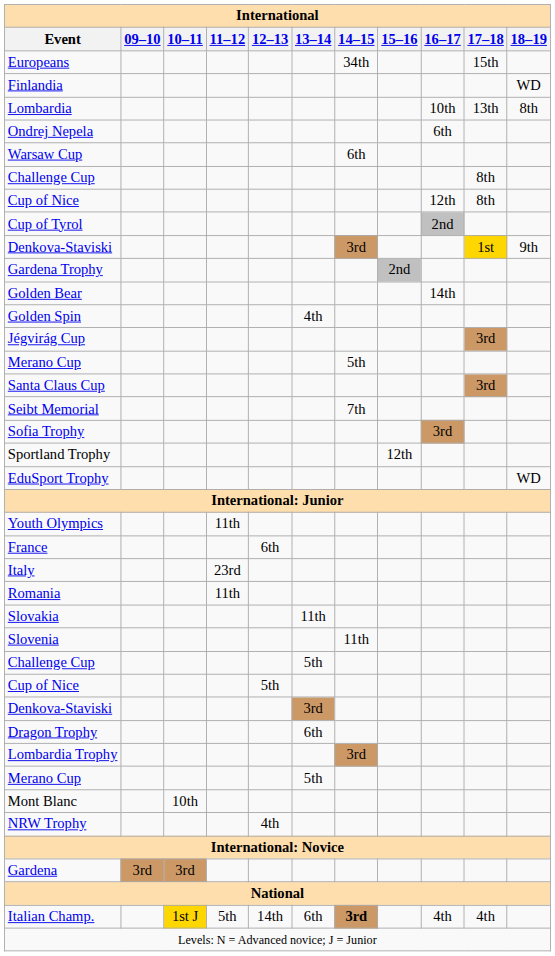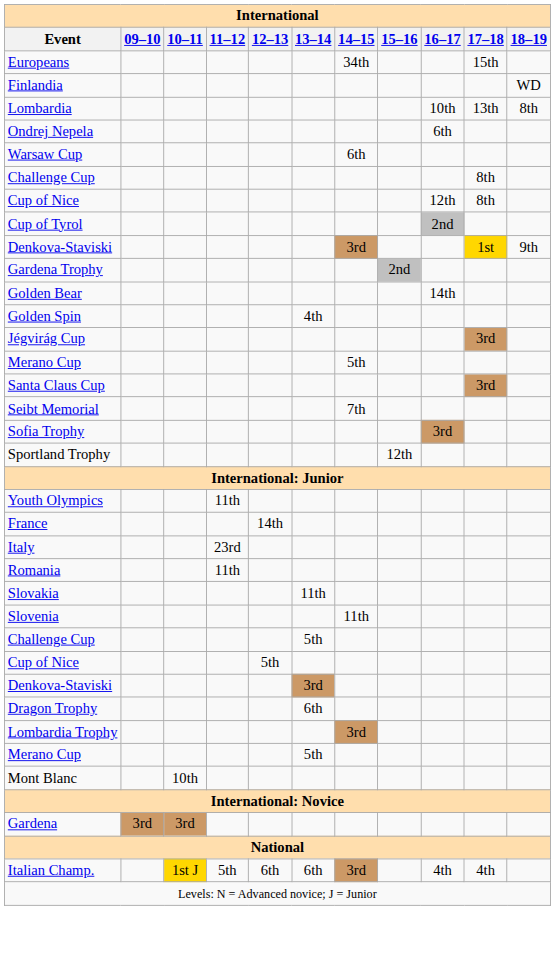- row: (58, 477)
(270, 547) 6th -> (270, 524) 14th
- row: (47, 824)
(270, 916) 14th -> (270, 870) 6th
(356, 916) bold -> (356, 870) normal
